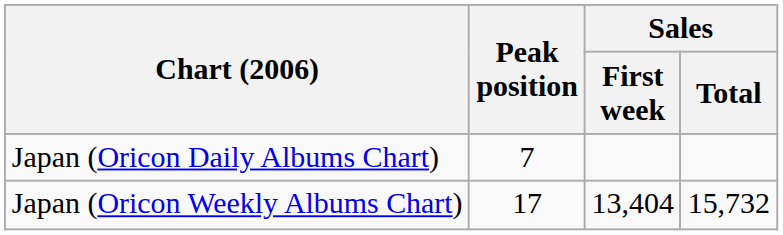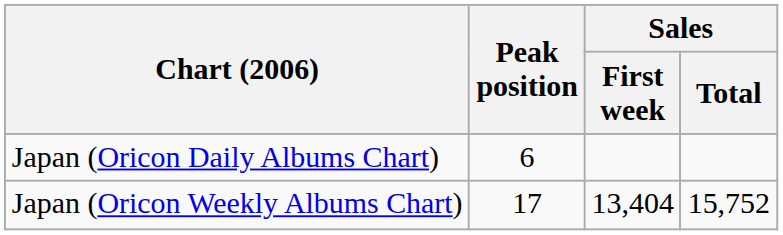(527, 156) 7 -> (527, 156) 6
(729, 204) 15,732 -> (729, 204) 15,752
